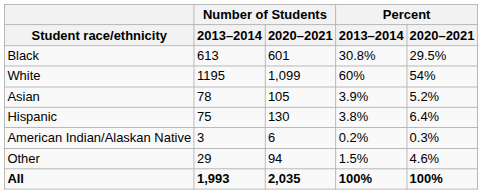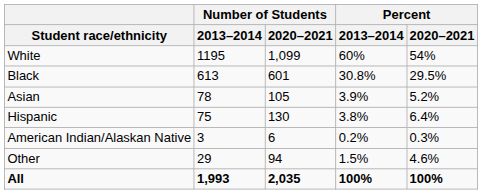rows swapped: (24, 76) <-> (23, 55)
